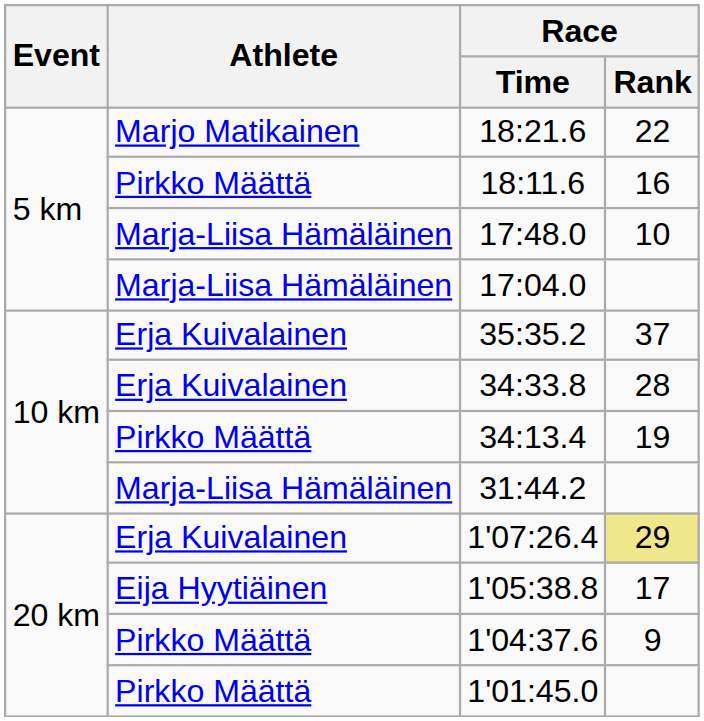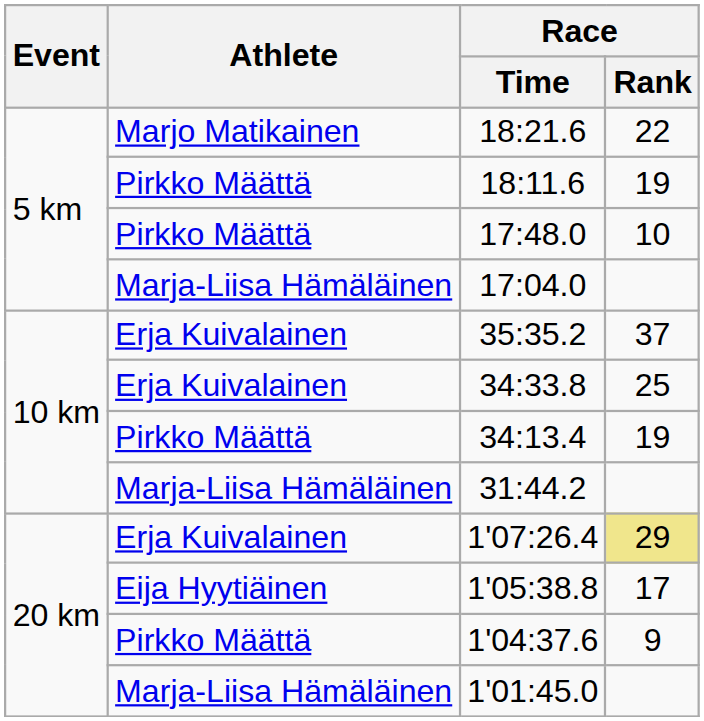(653, 183) 16 -> (653, 183) 19
(284, 234) Marja-Liisa Hämäläinen -> (213, 234) Pirkko Määttä
(653, 386) 28 -> (653, 386) 25
(213, 690) Pirkko Määttä -> (284, 690) Marja-Liisa Hämäläinen
